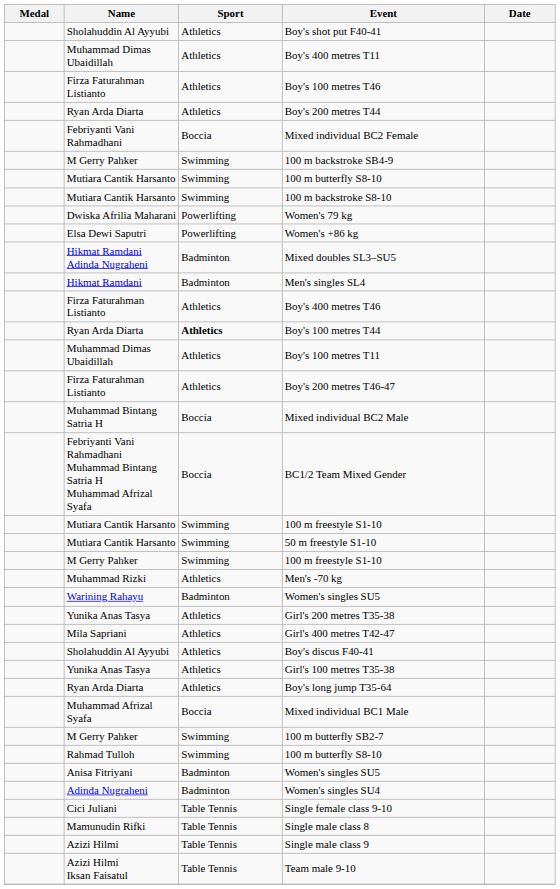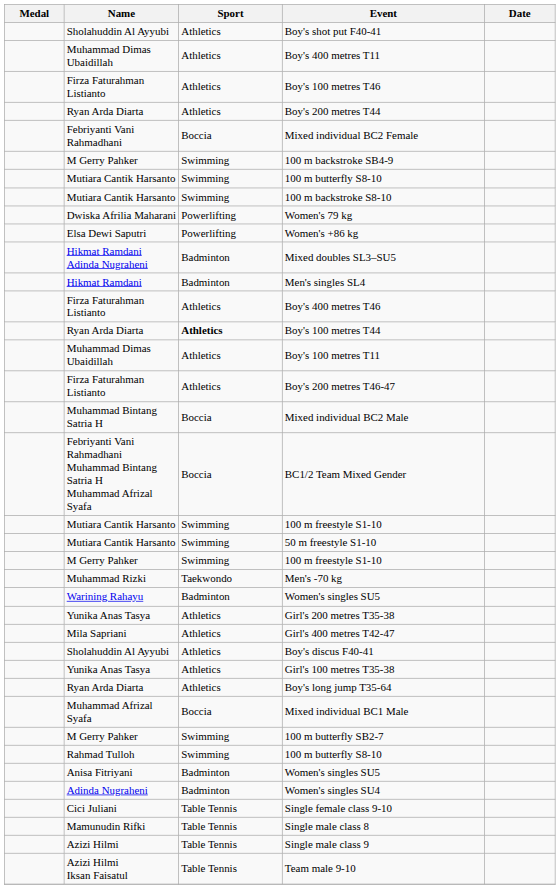(201, 579) Athletics -> (207, 579) Taekwondo
